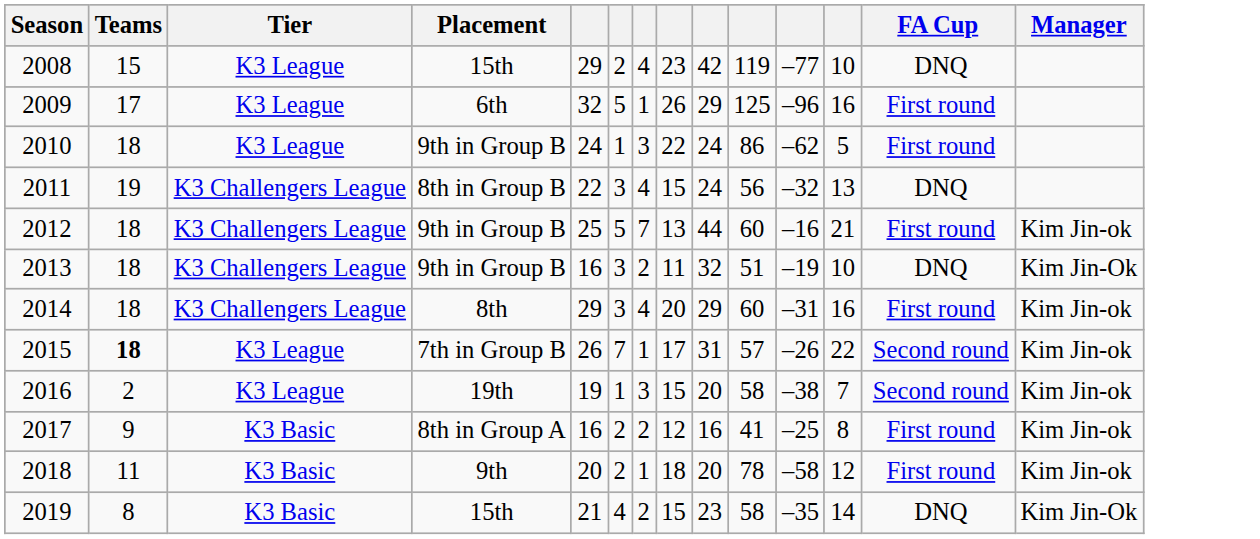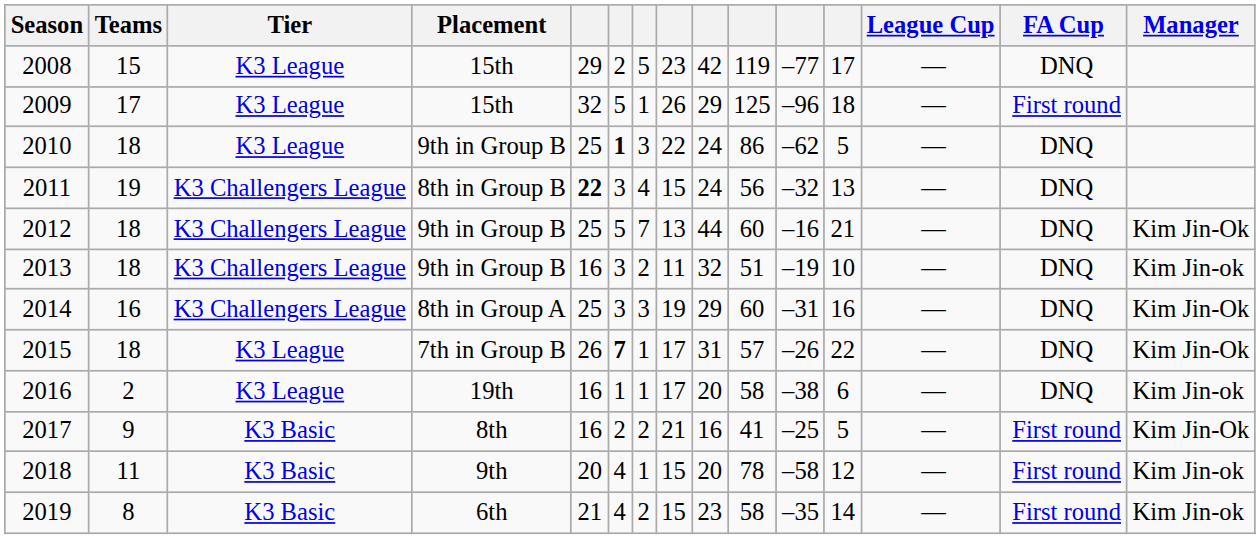+ column: (931, 25)
(644, 65) 4 -> (644, 65) 5
(843, 65) 10 -> (843, 65) 17
(492, 106) 6th -> (492, 106) 15th
(843, 106) 16 -> (843, 106) 18
(590, 147) 24 -> (590, 147) 25
(620, 147) normal -> (620, 147) bold
(938, 147) First round -> (1064, 147) DNQ
(590, 187) normal -> (590, 187) bold
(938, 228) First round -> (1064, 228) DNQ
(1076, 228) Kim Jin-ok -> (1191, 228) Kim Jin-Ok
(1079, 268) Kim Jin-Ok -> (1188, 268) Kim Jin-ok
(128, 309) 18 -> (128, 309) 16
(492, 309) 8th -> (492, 309) 8th in Group A
(590, 309) 29 -> (590, 309) 25
(644, 309) 4 -> (644, 309) 3
(674, 309) 20 -> (674, 309) 19
(938, 309) First round -> (1064, 309) DNQ
(1076, 309) Kim Jin-ok -> (1191, 309) Kim Jin-Ok
(128, 350) bold -> (128, 350) normal
(620, 350) normal -> (620, 350) bold
(938, 350) Second round -> (1064, 350) DNQ
(1076, 350) Kim Jin-ok -> (1191, 350) Kim Jin-Ok
(590, 390) 19 -> (590, 390) 16
(644, 390) 3 -> (644, 390) 1
(674, 390) 15 -> (674, 390) 17
(843, 390) 7 -> (843, 390) 6
(938, 390) Second round -> (1064, 390) DNQ
(492, 431) 8th in Group A -> (492, 431) 8th
(674, 431) 12 -> (674, 431) 21
(843, 431) 8 -> (843, 431) 5
(1076, 431) Kim Jin-ok -> (1191, 431) Kim Jin-Ok
(620, 471) 2 -> (620, 471) 4
(674, 471) 18 -> (674, 471) 15
(492, 512) 15th -> (492, 512) 6th
(938, 512) DNQ -> (1064, 512) First round
(1079, 512) Kim Jin-Ok -> (1188, 512) Kim Jin-ok
